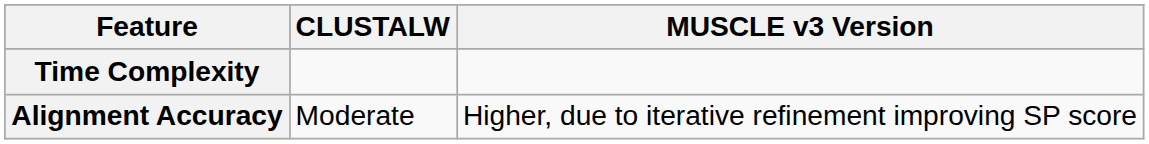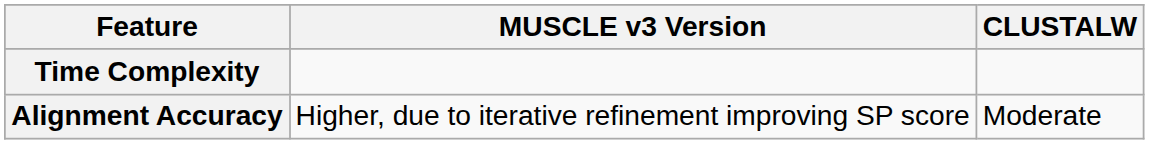columns swapped: (373, 26) <-> (800, 26)
